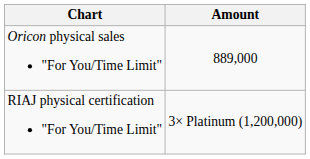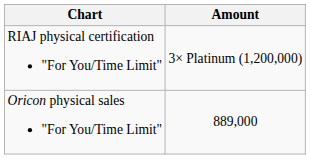rows swapped: (85, 51) <-> (85, 115)
